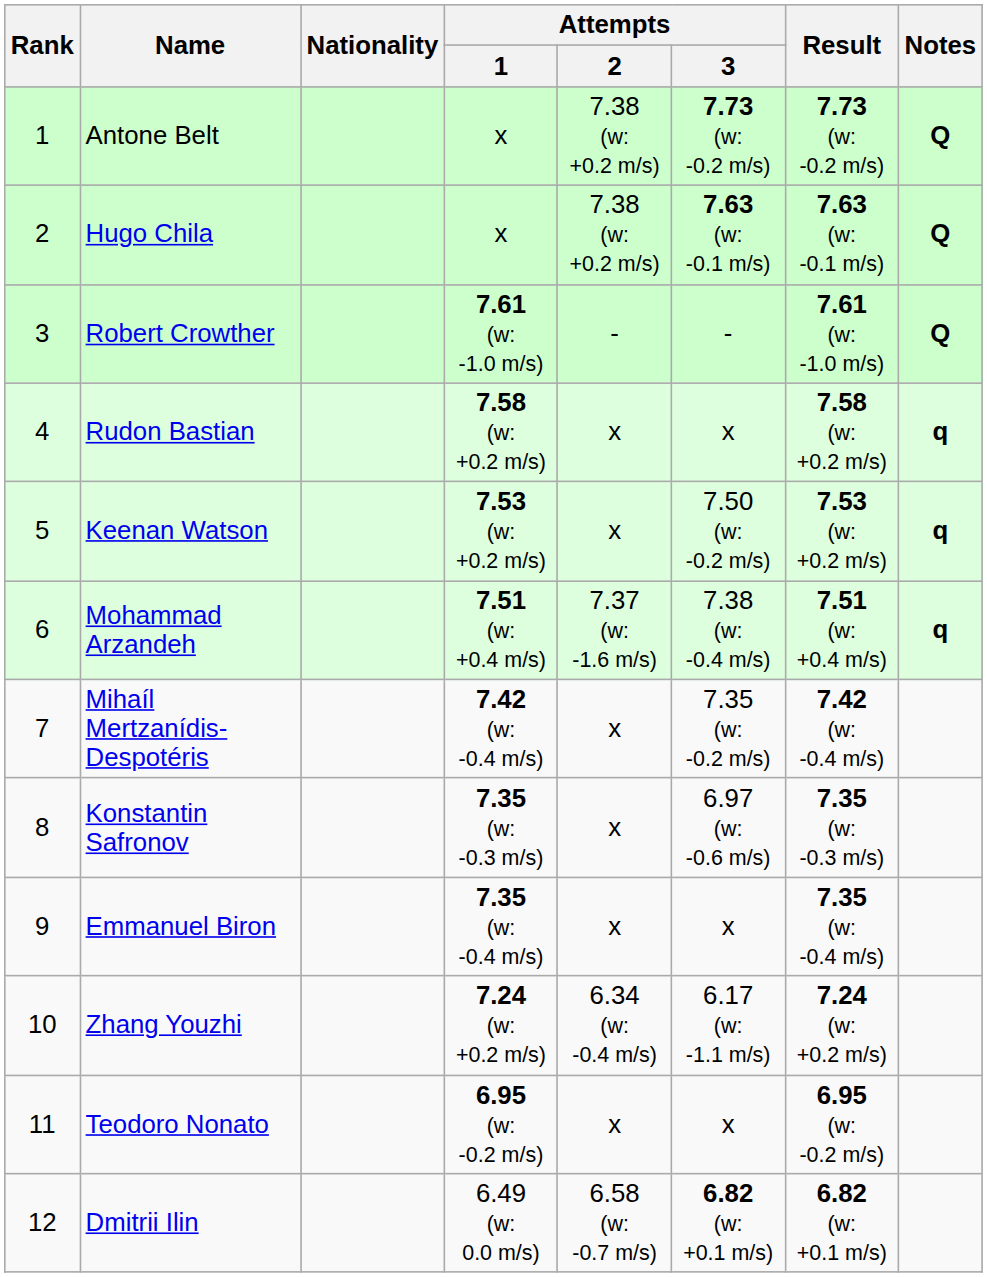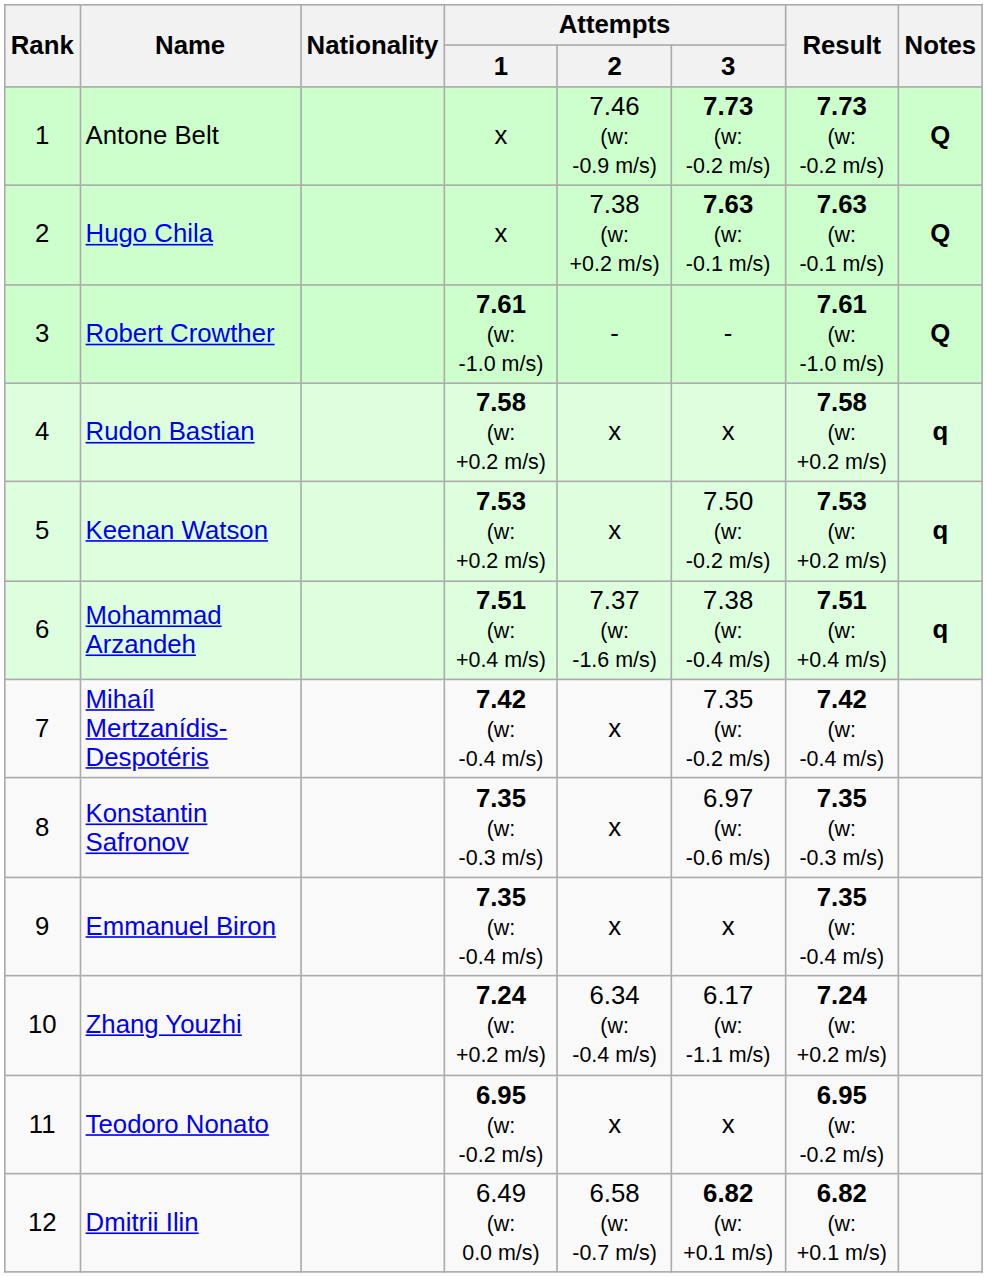(615, 135) 7.38 (w: +0.2 m/s) -> (615, 135) 7.46 (w: -0.9 m/s)
